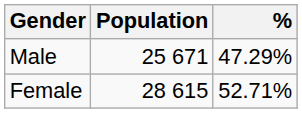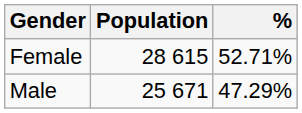rows swapped: (46, 90) <-> (33, 56)
